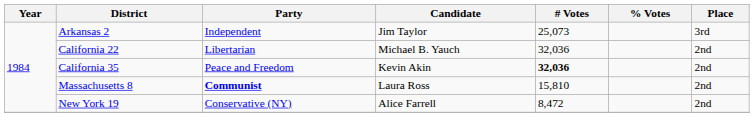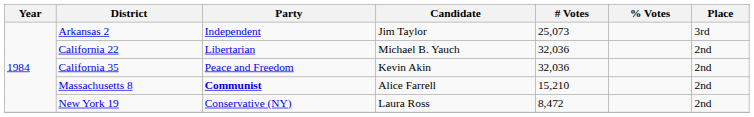(554, 67) bold -> (554, 67) normal
(404, 85) Laura Ross -> (407, 85) Alice Farrell
(554, 85) 15,810 -> (554, 85) 15,210
(407, 103) Alice Farrell -> (404, 103) Laura Ross
